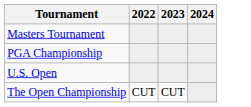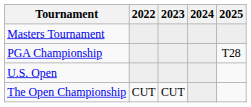+ column: (231, 14)
